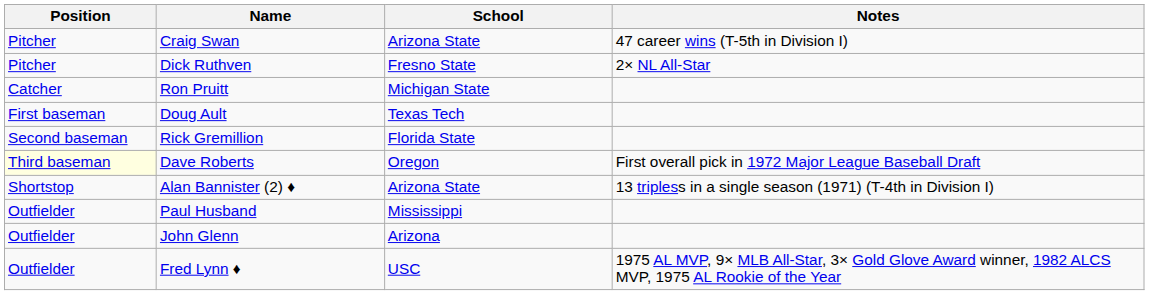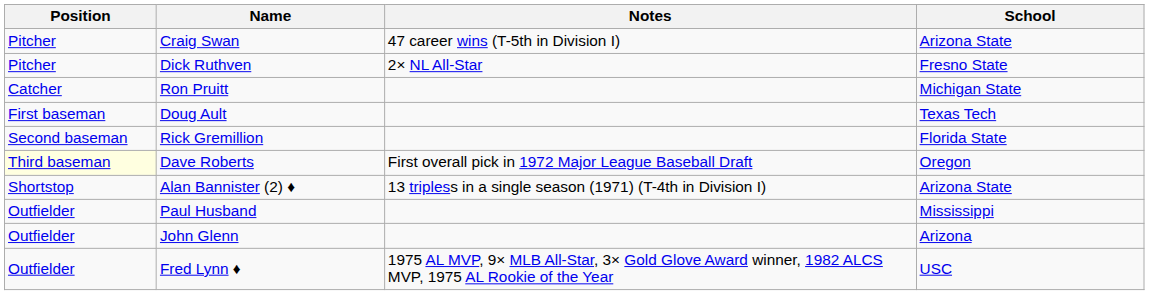columns swapped: (498, 16) <-> (878, 16)
